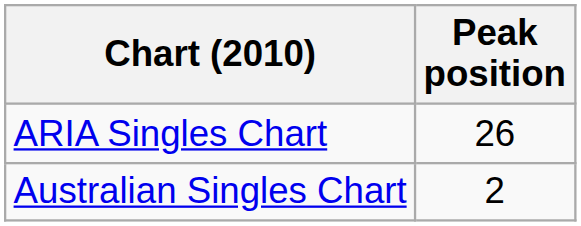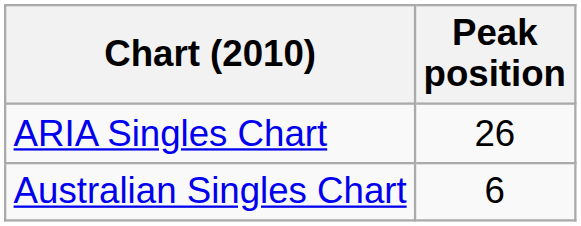(495, 190) 2 -> (495, 190) 6
